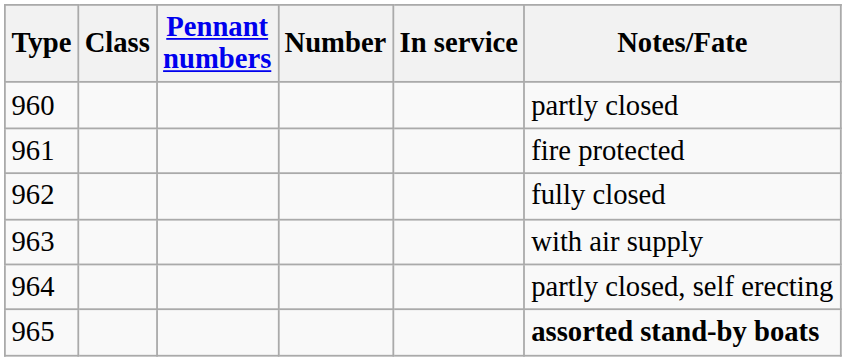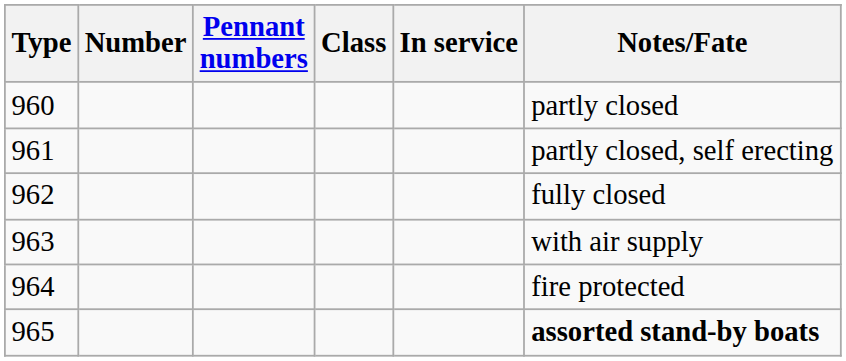columns swapped: (117, 43) <-> (335, 43)
(608, 150) fire protected -> (682, 150) partly closed, self erecting
(682, 286) partly closed, self erecting -> (608, 286) fire protected
